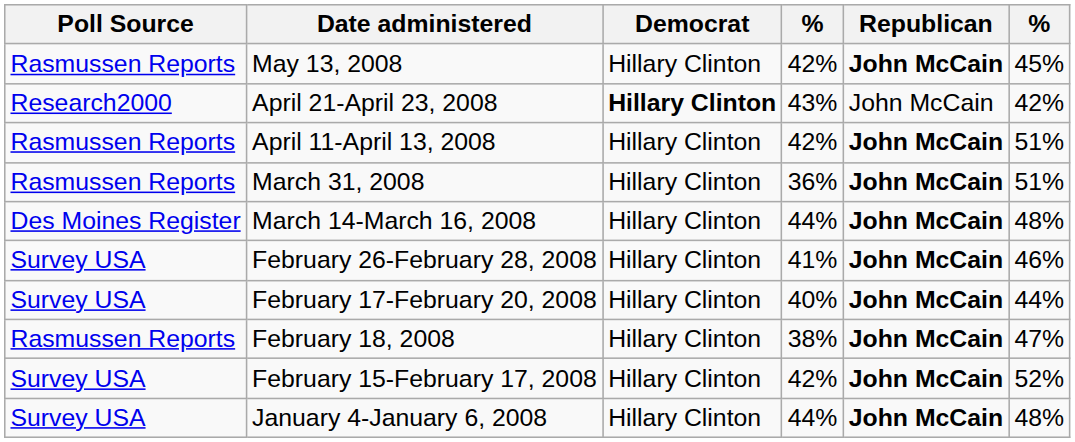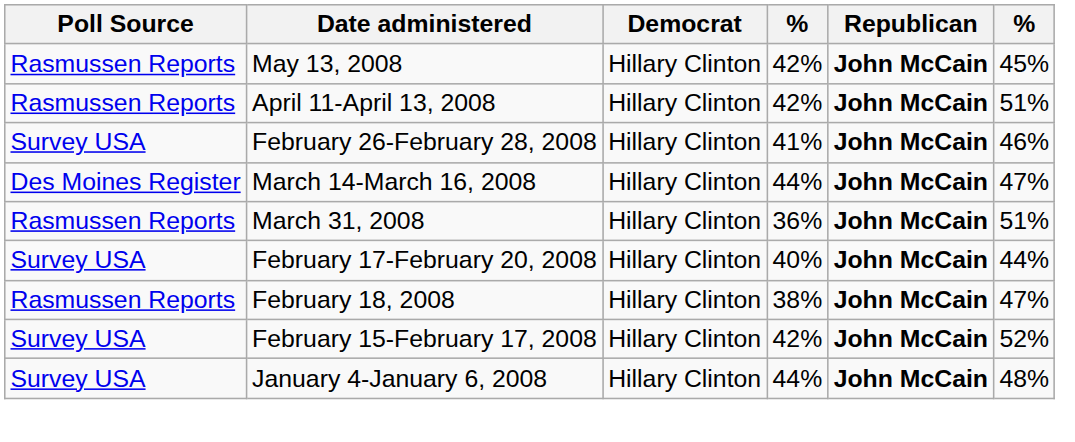- row: (375, 102)
rows swapped: (338, 181) <-> (424, 260)
(1039, 220) 48% -> (1024, 181) 47%
